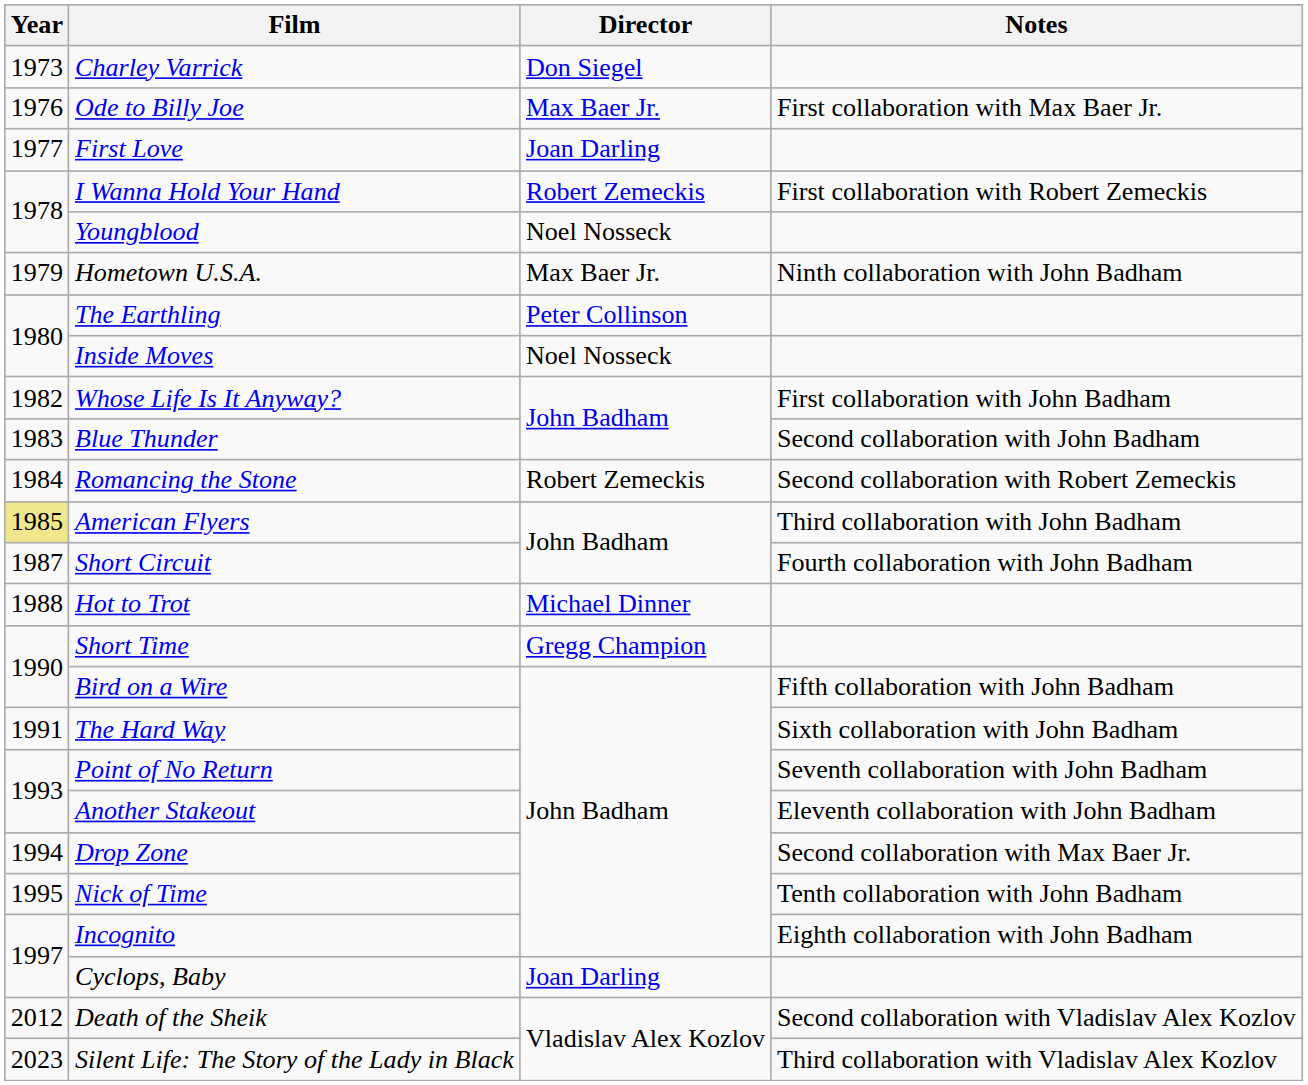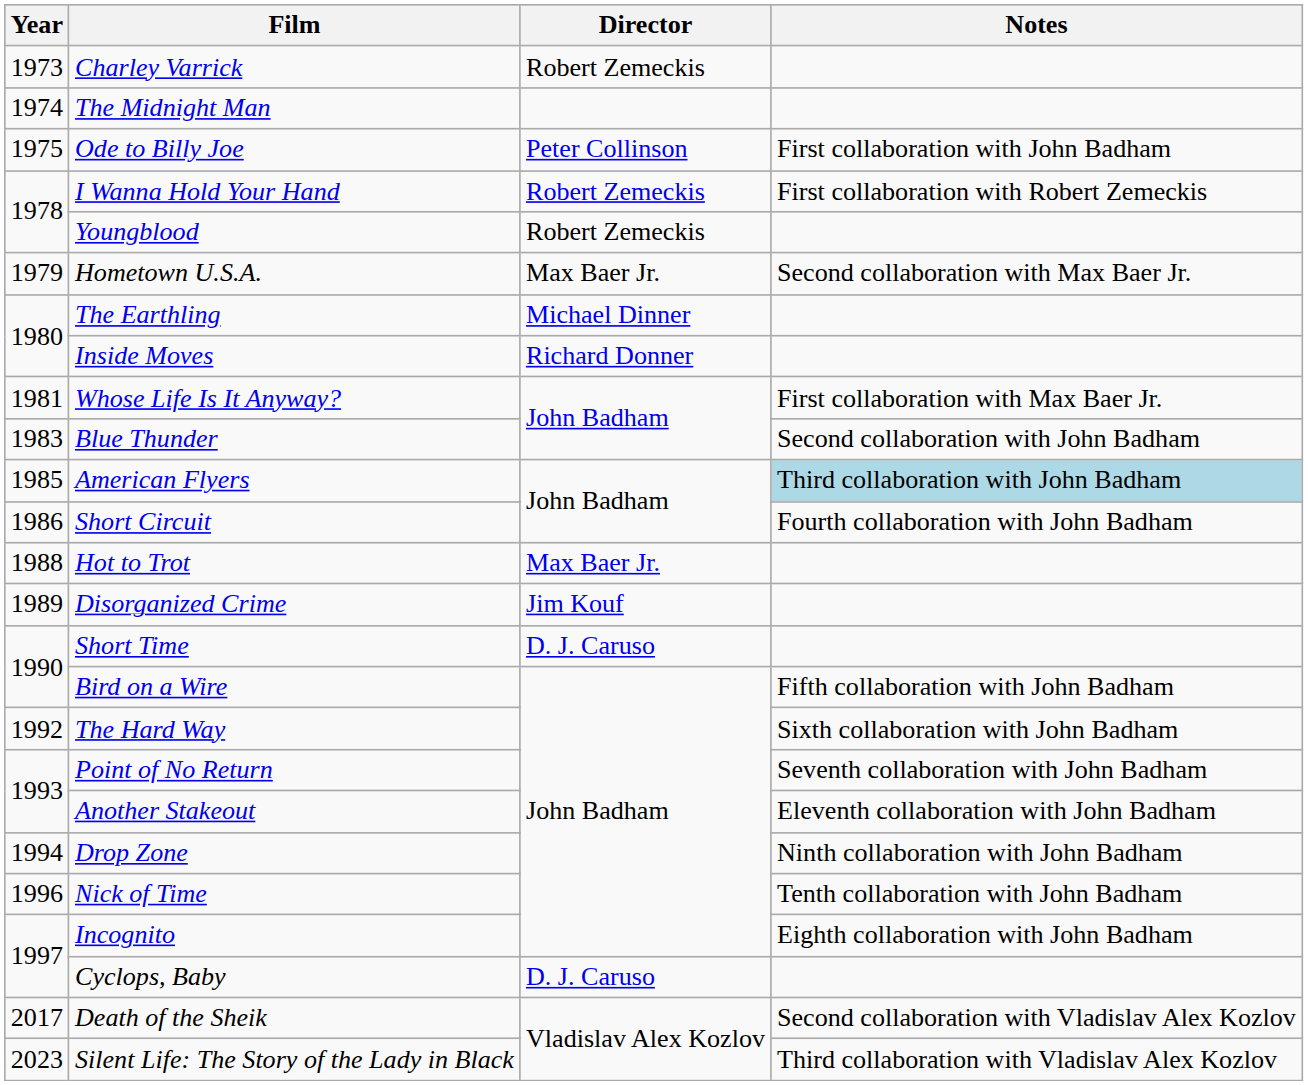(584, 66) Don Siegel -> (615, 66) Robert Zemeckis
+ row: (173, 107)
(37, 107) 1976 -> (37, 149) 1975
(593, 107) Max Baer Jr. -> (607, 149) Peter Collinson
(970, 107) First collaboration with Max Baer Jr. -> (974, 149) First collaboration with John Badham
- row: (129, 149)
(599, 231) Noel Nosseck -> (615, 231) Robert Zemeckis
(980, 273) Ninth collaboration with John Badham -> (984, 273) Second collaboration with Max Baer Jr.
(607, 314) Peter Collinson -> (608, 314) Michael Dinner
(599, 356) Noel Nosseck -> (610, 356) Richard Donner
(37, 397) 1982 -> (37, 397) 1981
(974, 397) First collaboration with John Badham -> (970, 397) First collaboration with Max Baer Jr.
- row: (186, 480)
(37, 521) khaki background -> (37, 480) no background
(979, 521) no background -> (979, 480) lightblue background
(37, 562) 1987 -> (37, 521) 1986
(608, 604) Michael Dinner -> (593, 562) Max Baer Jr.
+ row: (181, 604)
(616, 645) Gregg Champion -> (590, 645) D. J. Caruso
(37, 728) 1991 -> (37, 728) 1992
(984, 852) Second collaboration with Max Baer Jr. -> (980, 852) Ninth collaboration with John Badham
(37, 893) 1995 -> (37, 893) 1996
(593, 976) Joan Darling -> (590, 976) D. J. Caruso
(37, 1017) 2012 -> (37, 1017) 2017
